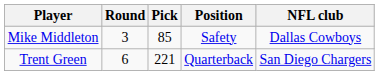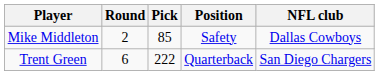(125, 37) 3 -> (125, 37) 2
(165, 59) 221 -> (165, 59) 222
